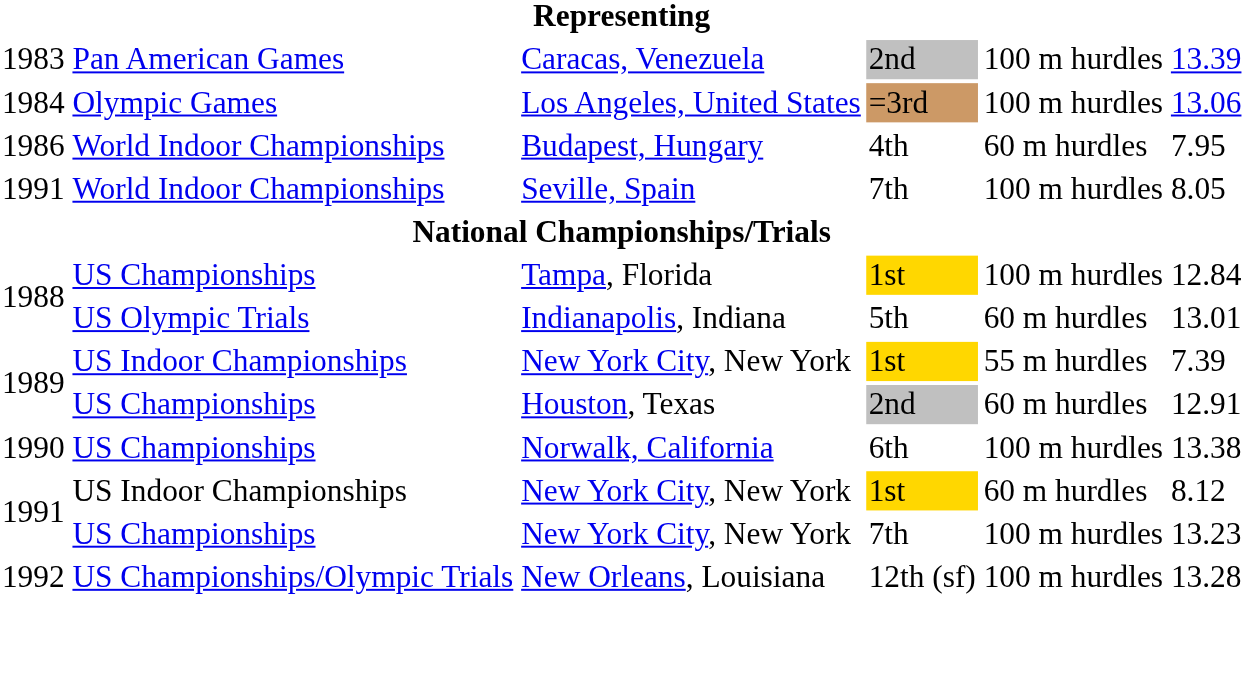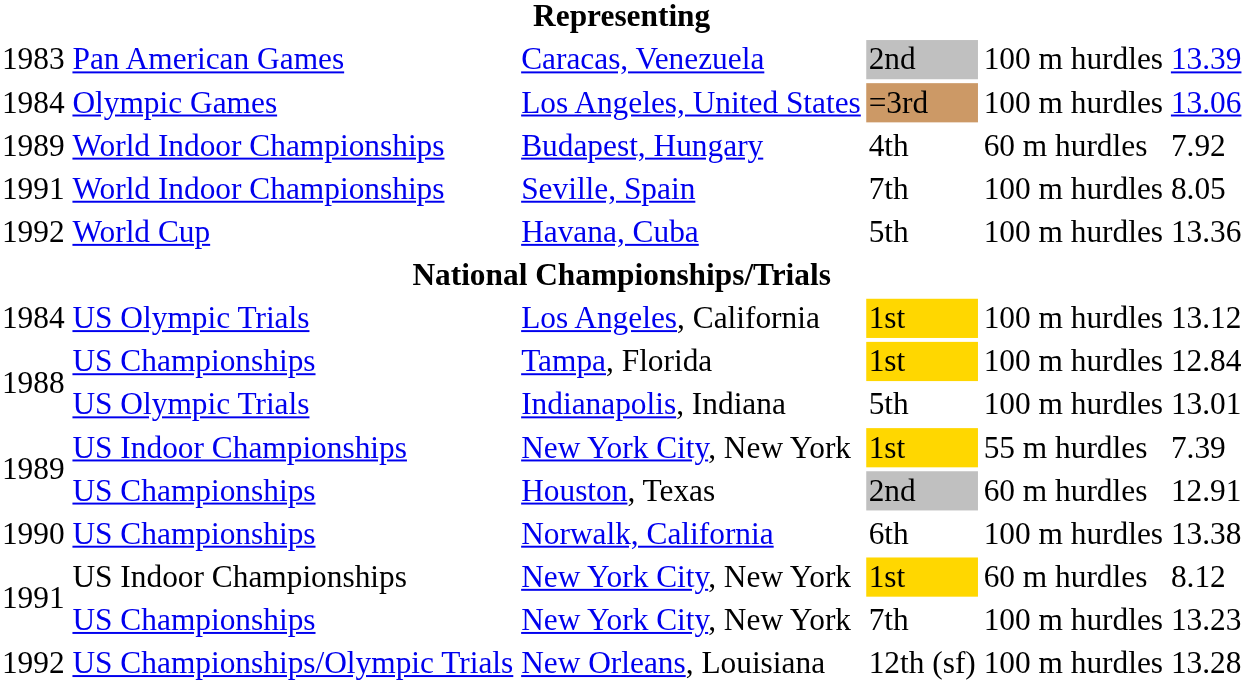(33, 145) 1986 -> (33, 145) 1989
(1198, 145) 7.95 -> (1198, 145) 7.92
+ row: (141, 231)
+ row: (191, 317)
(1066, 317) 60 m hurdles -> (1073, 404) 100 m hurdles
